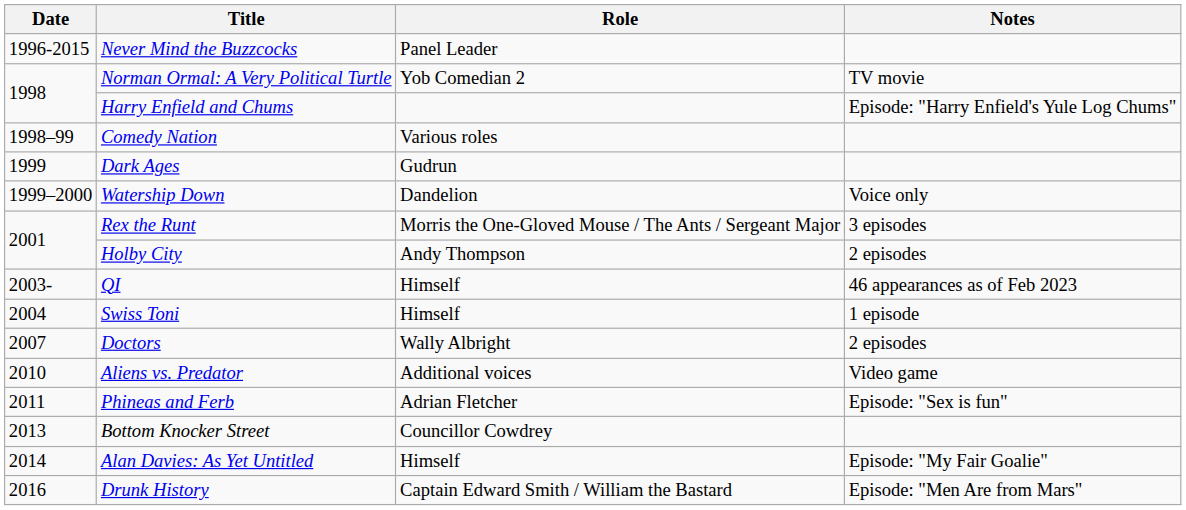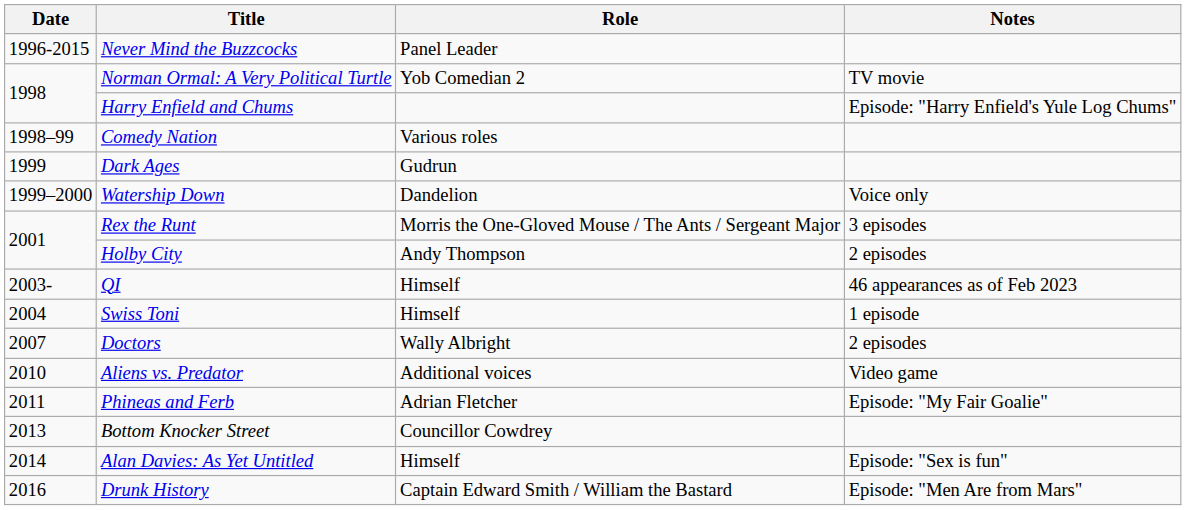(928, 401) Episode: "Sex is fun" -> (948, 401) Episode: "My Fair Goalie"
(948, 460) Episode: "My Fair Goalie" -> (928, 460) Episode: "Sex is fun"
